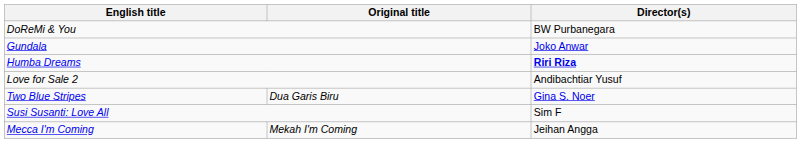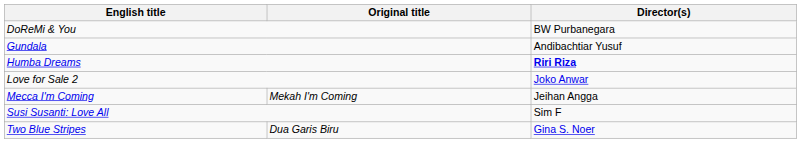(561, 46) Joko Anwar -> (578, 46) Andibachtiar Yusuf
(578, 79) Andibachtiar Yusuf -> (561, 79) Joko Anwar
rows swapped: (50, 130) <-> (46, 96)
